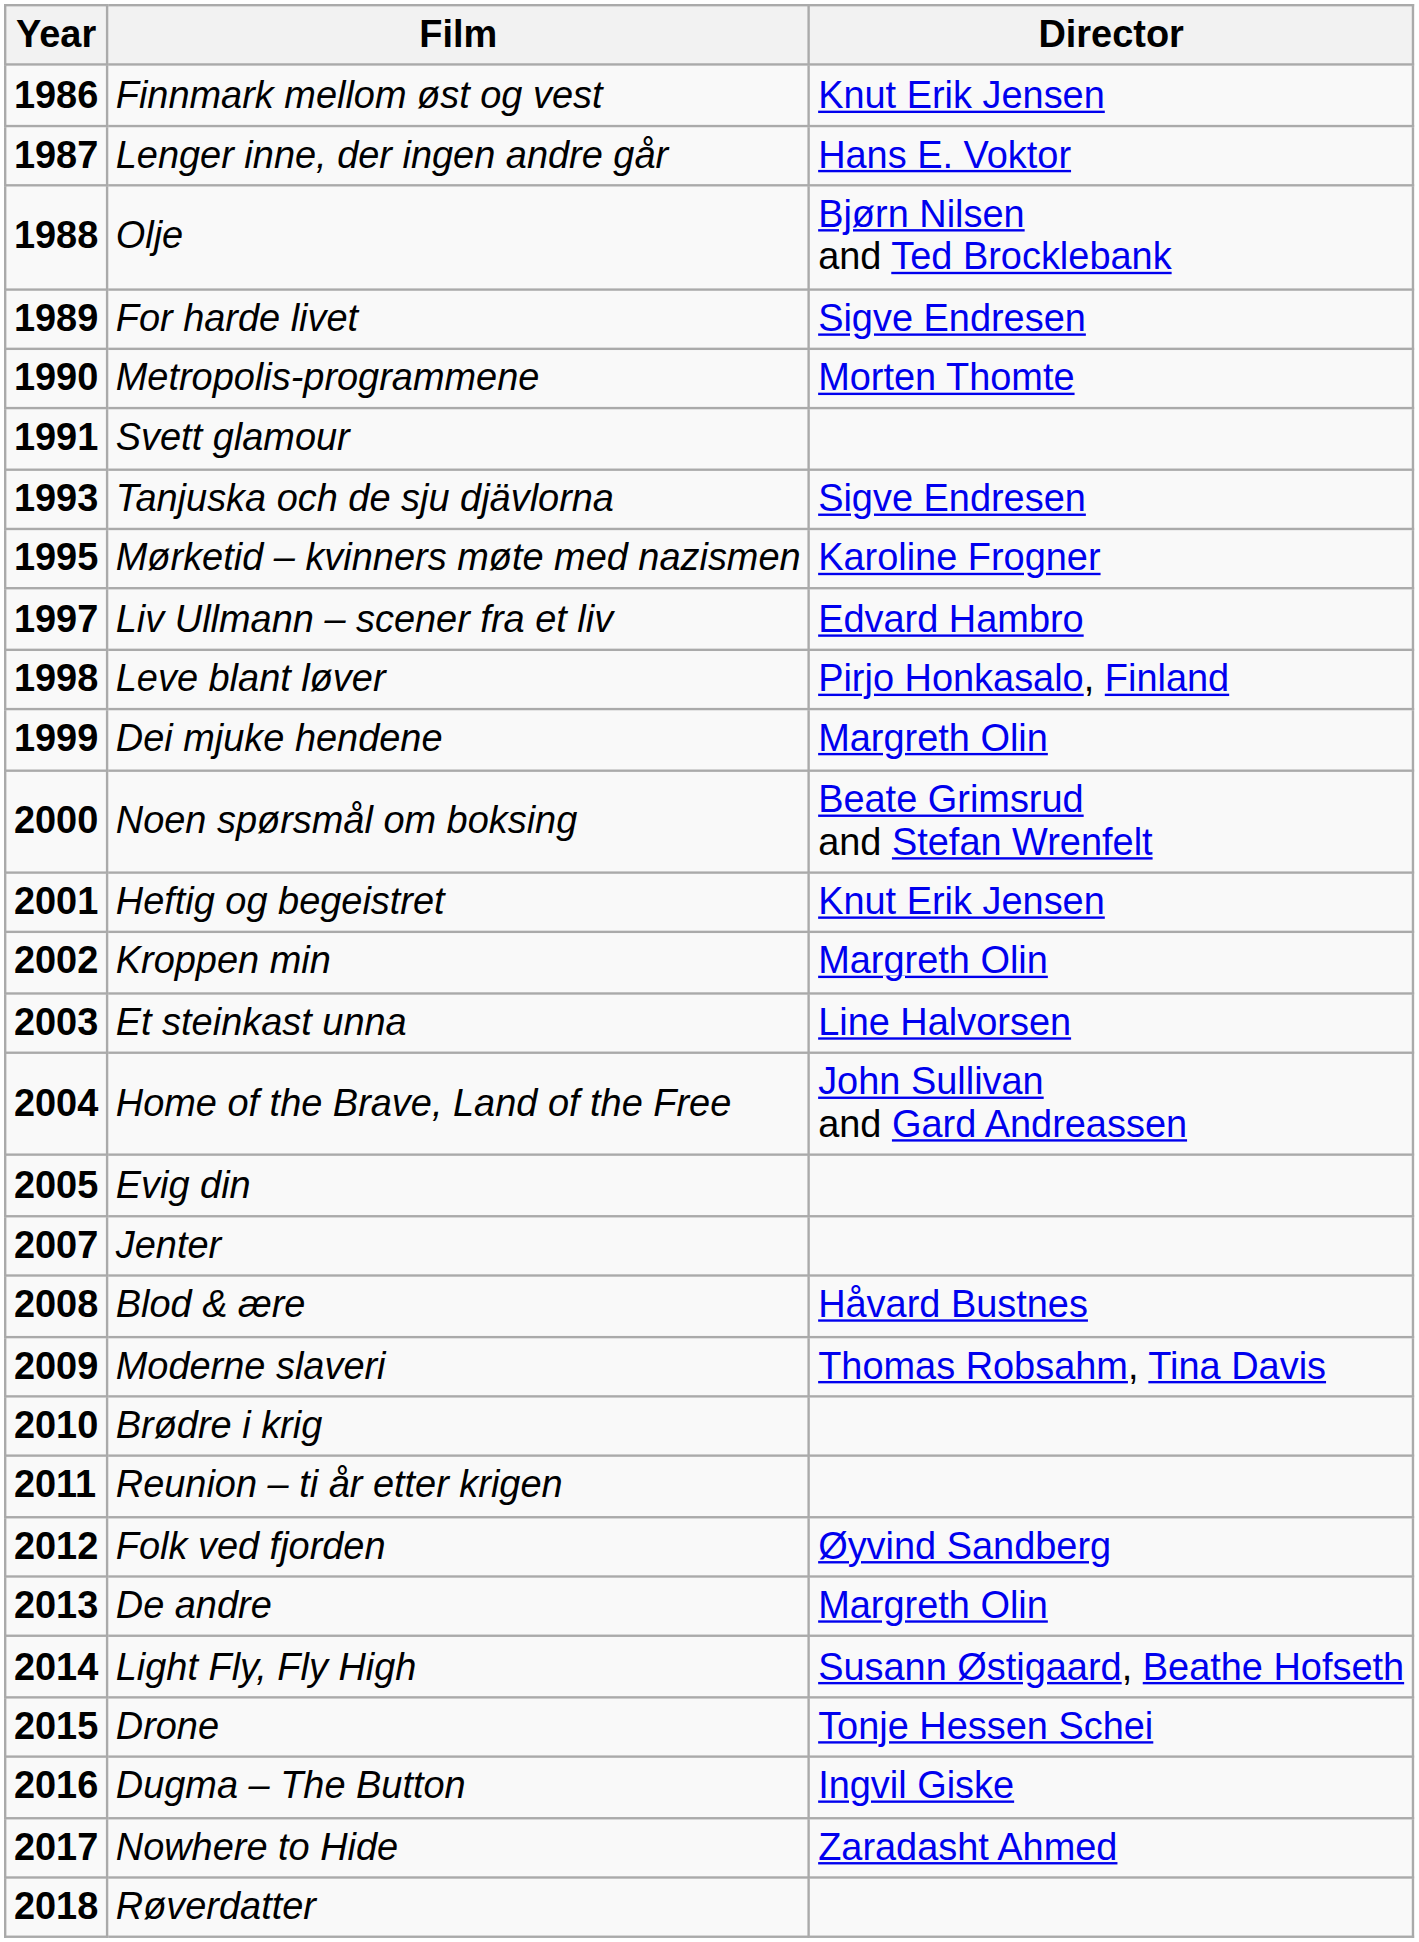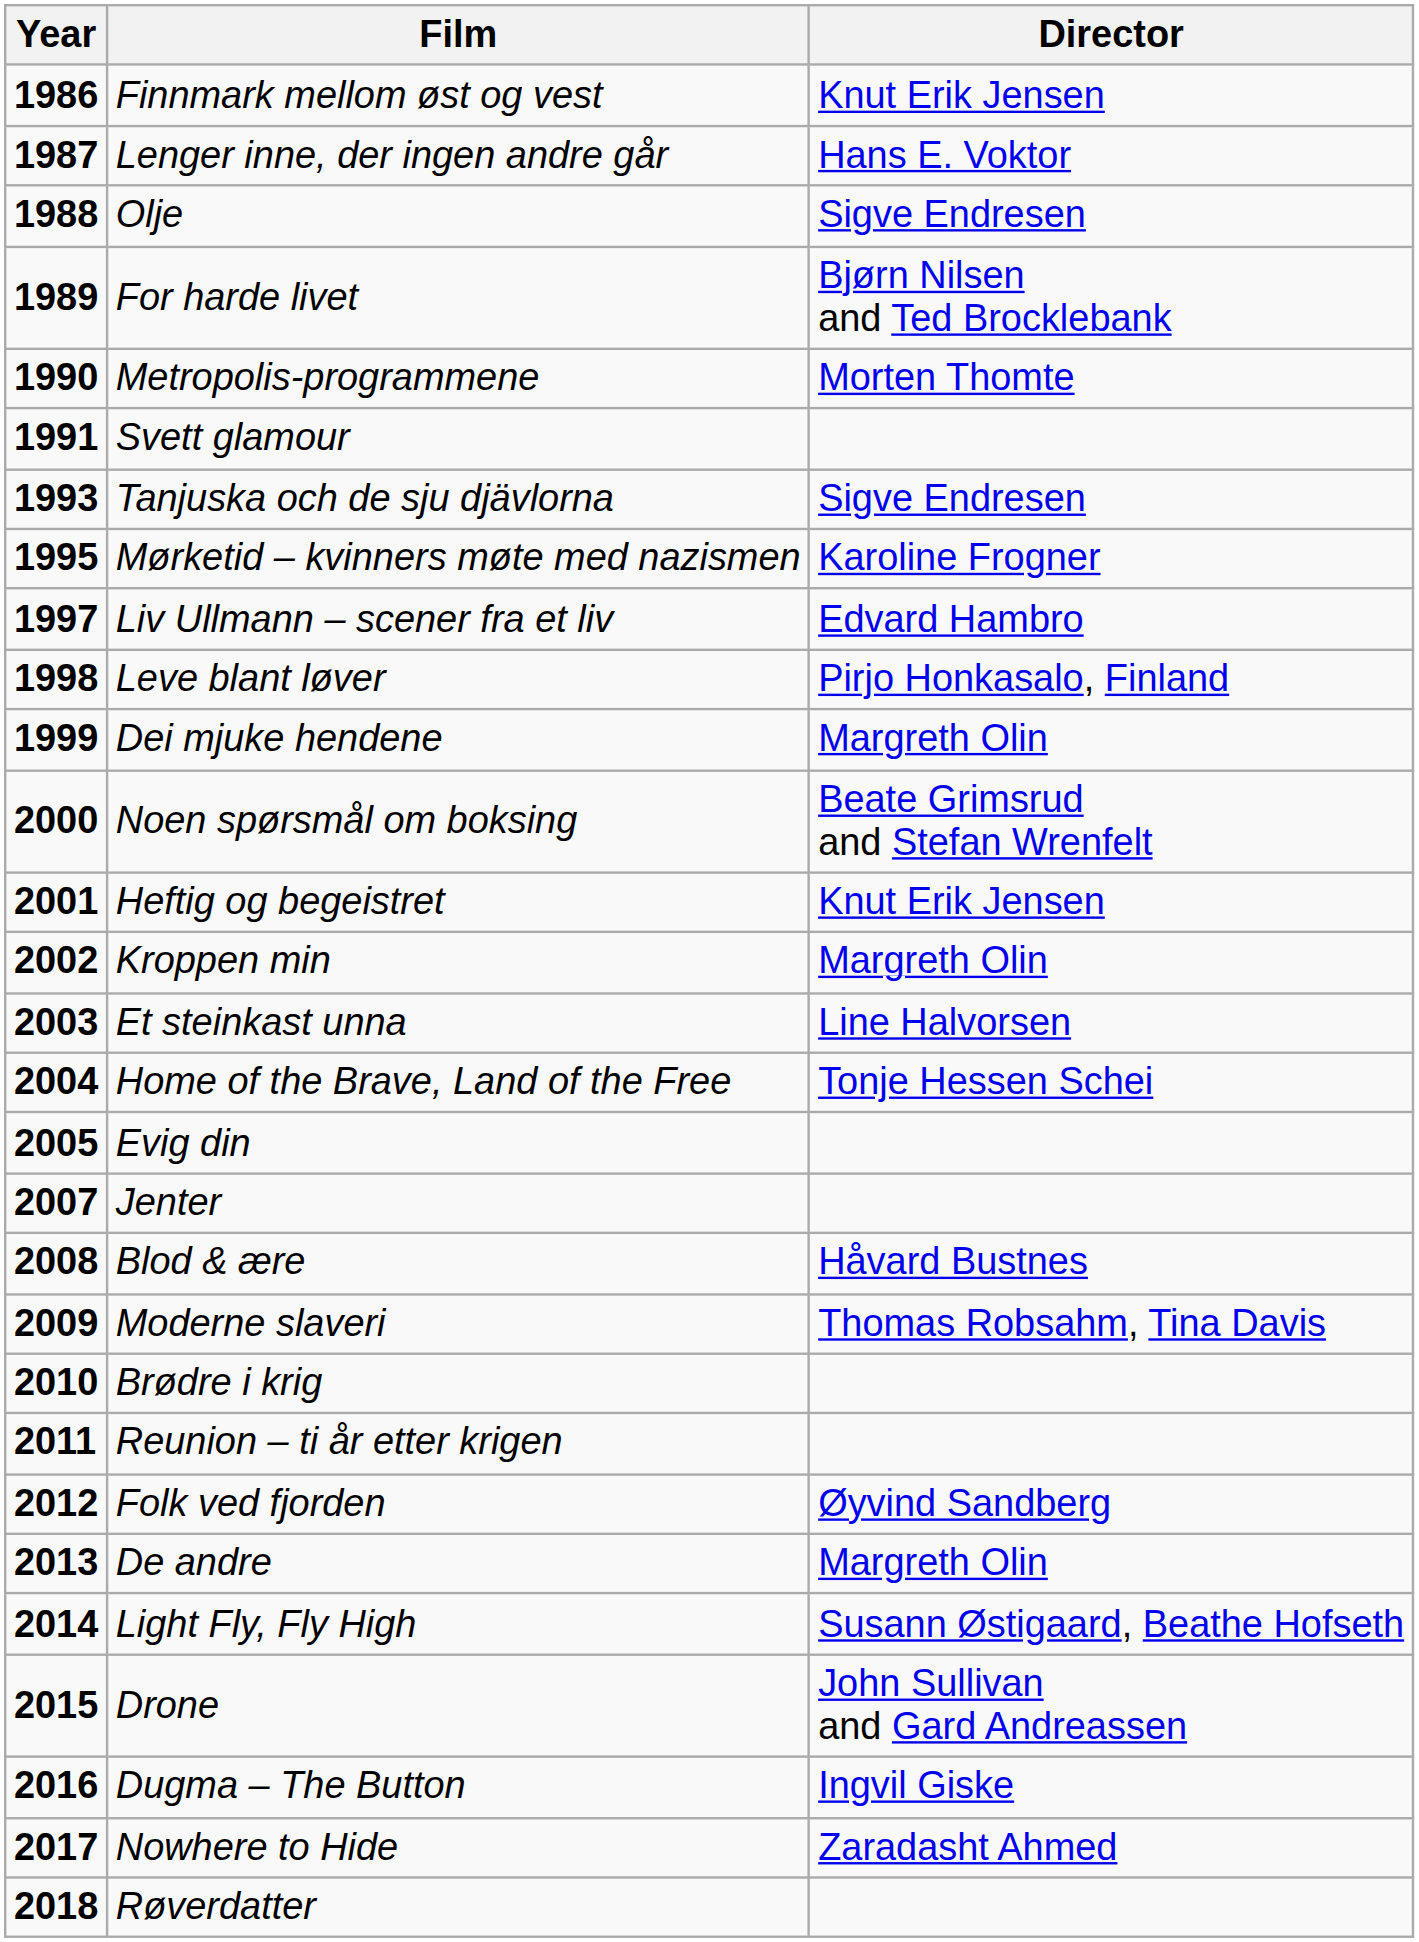(995, 236) Bjørn Nilsen and Ted Brocklebank -> (952, 214) Sigve Endresen
(952, 317) Sigve Endresen -> (995, 296) Bjørn Nilsen and Ted Brocklebank
(1003, 1103) John Sullivan and Gard Andreassen -> (986, 1082) Tonje Hessen Schei
(986, 1726) Tonje Hessen Schei -> (1003, 1704) John Sullivan and Gard Andreassen
